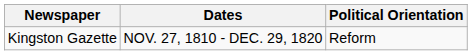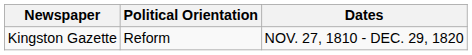columns swapped: (223, 15) <-> (396, 15)
